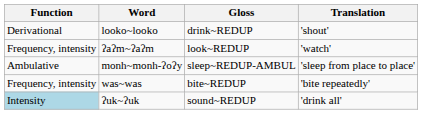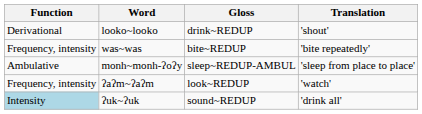rows swapped: (128, 48) <-> (122, 83)
